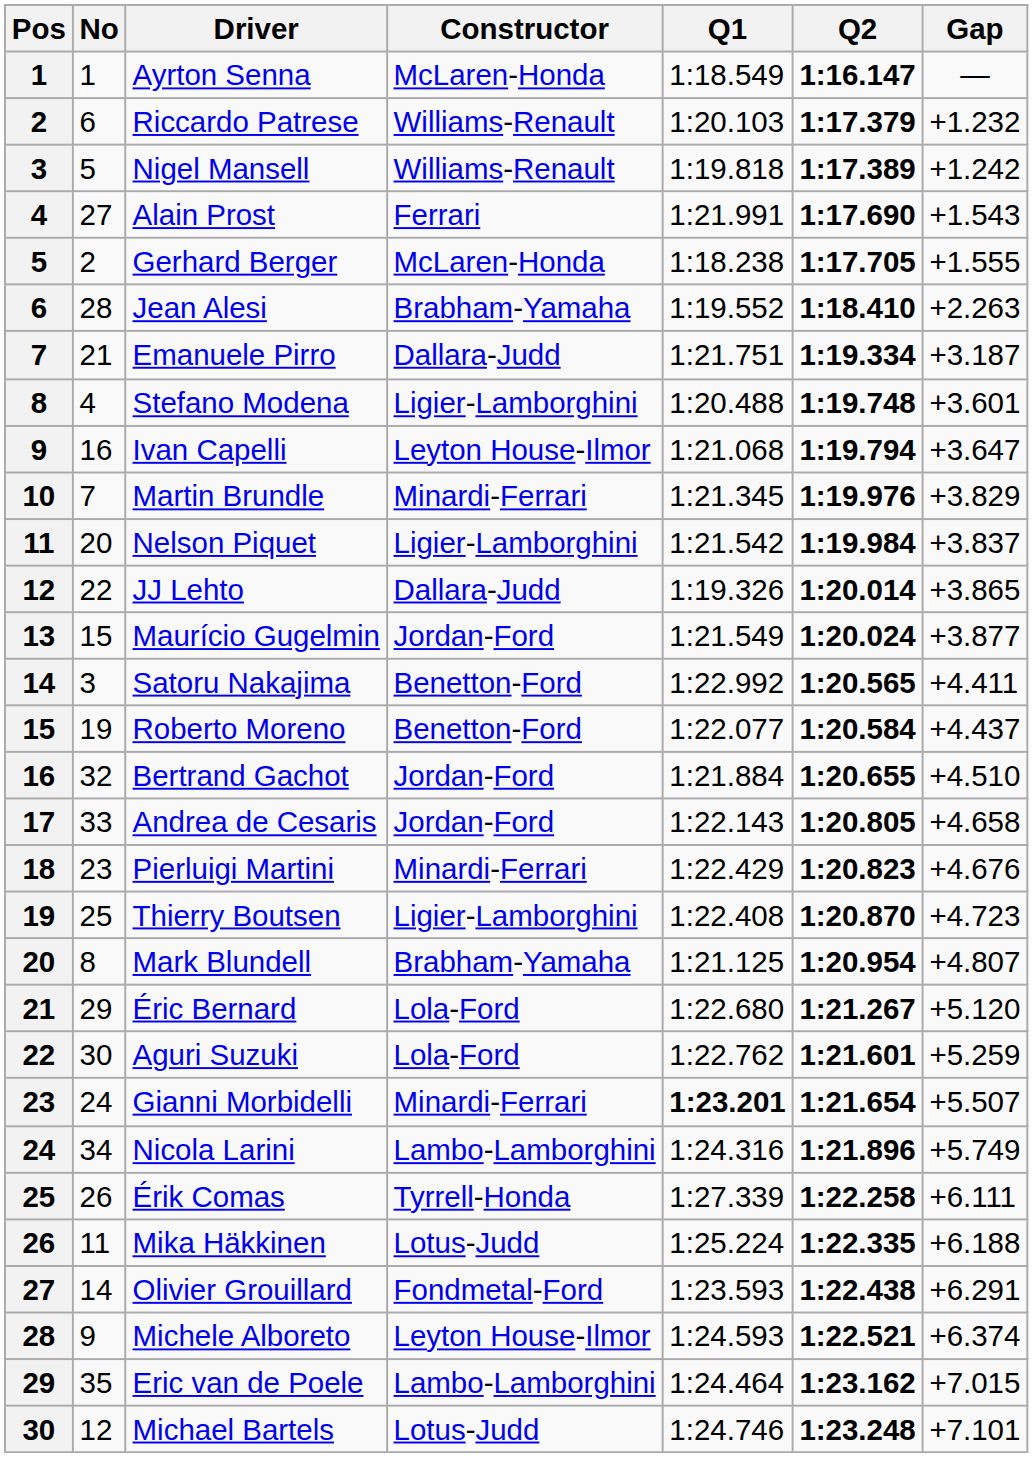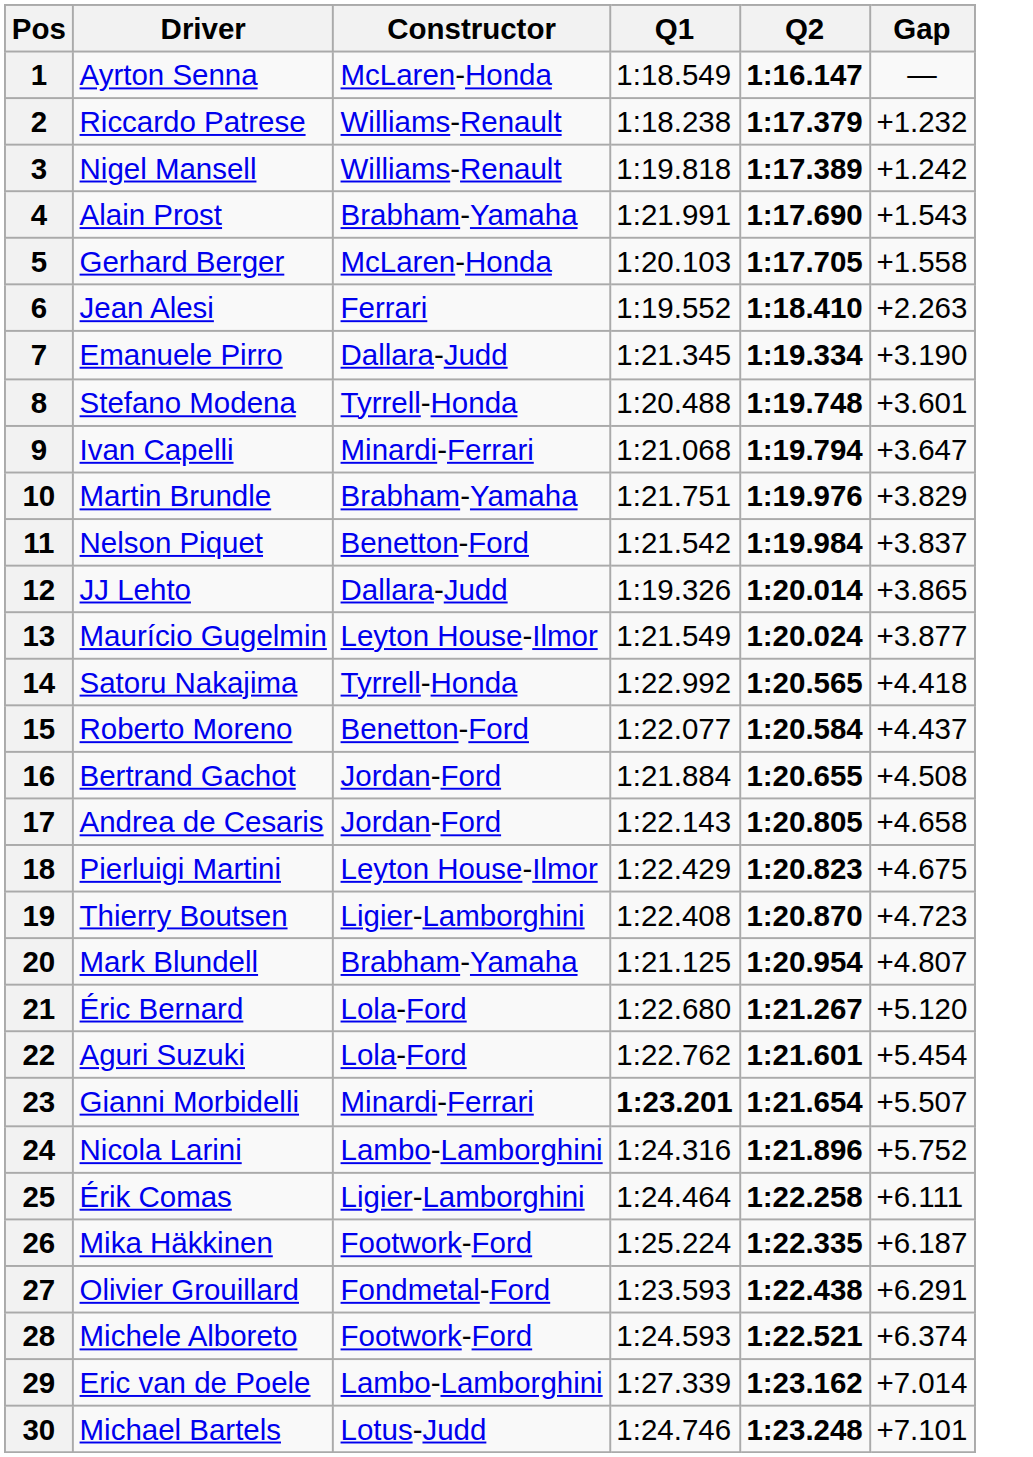- column: (99, 28)
(727, 122) 1:20.103 -> (674, 122) 1:18.238
(437, 215) Ferrari -> (459, 215) Brabham-Yamaha
(727, 262) 1:18.238 -> (674, 262) 1:20.103
(975, 262) +1.555 -> (922, 262) +1.558
(512, 309) Brabham-Yamaha -> (384, 309) Ferrari
(727, 355) 1:21.751 -> (674, 355) 1:21.345
(975, 355) +3.187 -> (922, 355) +3.190
(516, 402) Ligier-Lamborghini -> (429, 402) Tyrrell-Honda
(522, 449) Leyton House-Ilmor -> (437, 449) Minardi-Ferrari
(490, 495) Minardi-Ferrari -> (459, 495) Brabham-Yamaha
(727, 495) 1:21.345 -> (674, 495) 1:21.751
(516, 542) Ligier-Lamborghini -> (435, 542) Benetton-Ford
(474, 635) Jordan-Ford -> (469, 635) Leyton House-Ilmor
(488, 682) Benetton-Ford -> (429, 682) Tyrrell-Honda
(974, 682) +4.411 -> (922, 682) +4.418
(975, 775) +4.510 -> (922, 775) +4.508
(490, 869) Minardi-Ferrari -> (469, 869) Leyton House-Ilmor
(975, 869) +4.676 -> (922, 869) +4.675
(975, 1055) +5.259 -> (922, 1055) +5.454
(975, 1149) +5.749 -> (922, 1149) +5.752
(482, 1196) Tyrrell-Honda -> (463, 1196) Ligier-Lamborghini
(727, 1196) 1:27.339 -> (674, 1196) 1:24.464
(466, 1242) Lotus-Judd -> (436, 1242) Footwork-Ford
(975, 1242) +6.188 -> (922, 1242) +6.187
(522, 1336) Leyton House-Ilmor -> (436, 1336) Footwork-Ford
(727, 1382) 1:24.464 -> (674, 1382) 1:27.339
(975, 1382) +7.015 -> (922, 1382) +7.014
